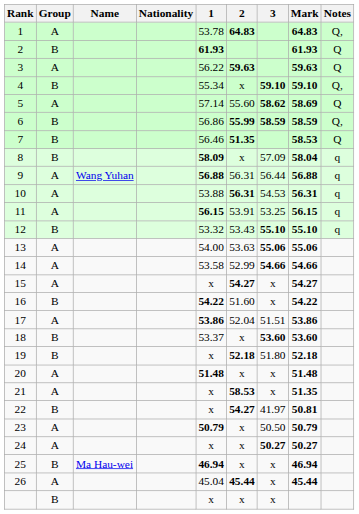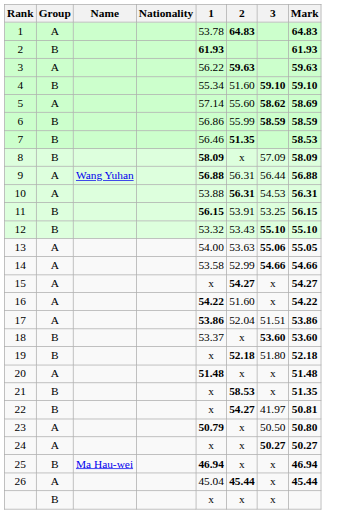- column: (337, 13)
(242, 85) x -> (242, 85) 51.60
(242, 121) bold -> (242, 121) normal
(305, 157) 58.04 -> (305, 157) 58.09
(55, 211) A -> (55, 211) B
(305, 247) 55.06 -> (305, 247) 55.05
(55, 301) B -> (55, 301) A
(55, 391) A -> (55, 391) B
(305, 427) 50.79 -> (305, 427) 50.80
